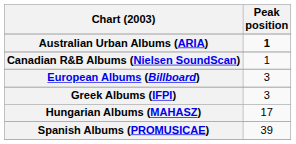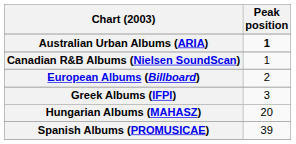(267, 78) 3 -> (267, 78) 2
(267, 113) 17 -> (267, 113) 20
